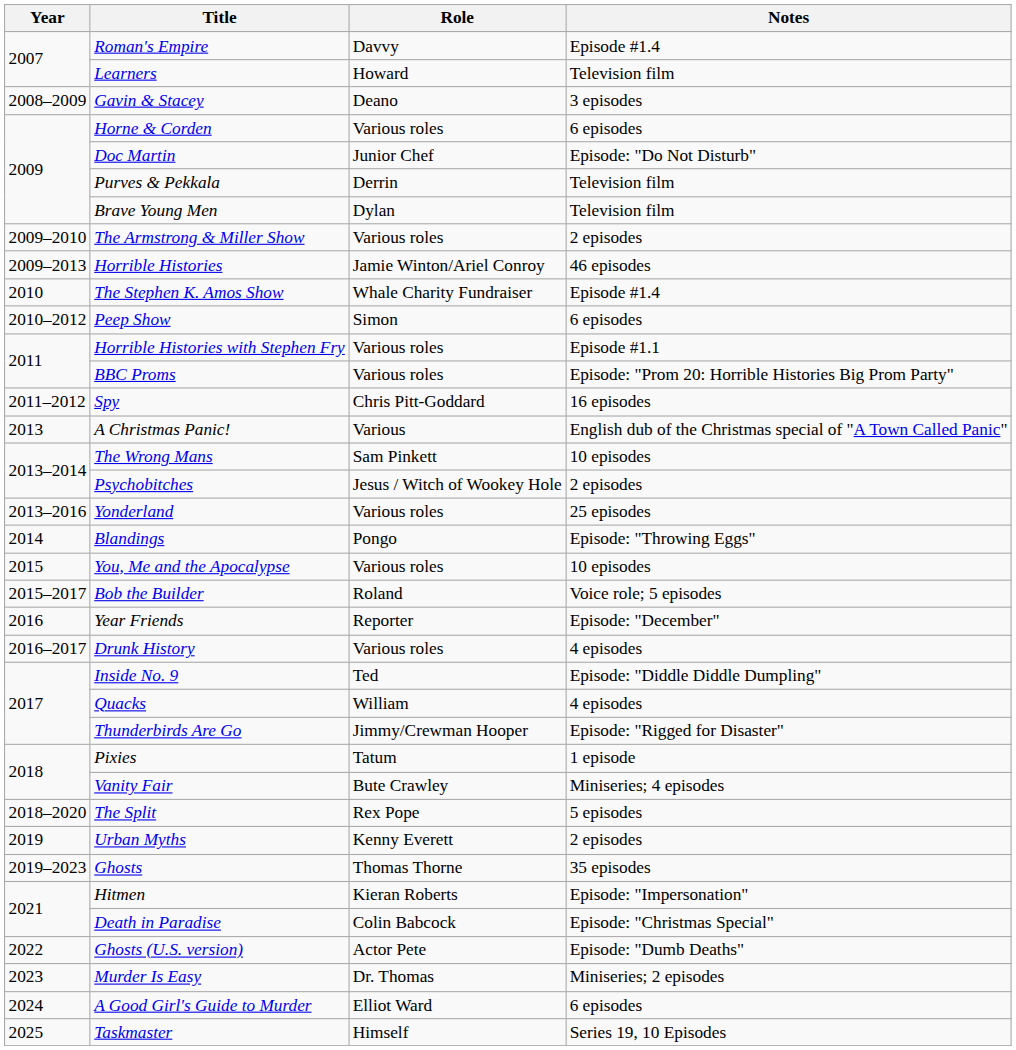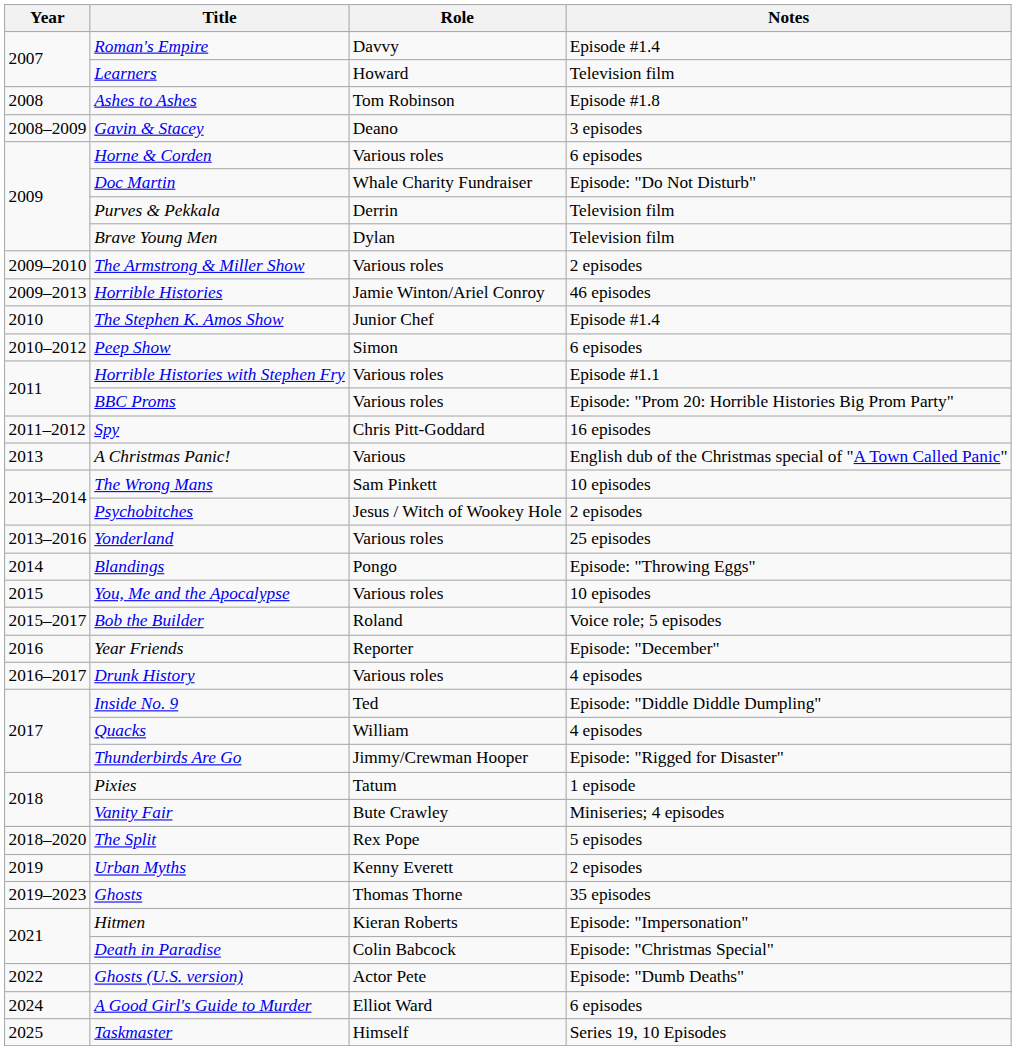+ row: (145, 100)
(393, 155) Junior Chef -> (442, 182) Whale Charity Fundraiser
(442, 292) Whale Charity Fundraiser -> (393, 319) Junior Chef
- row: (148, 977)
